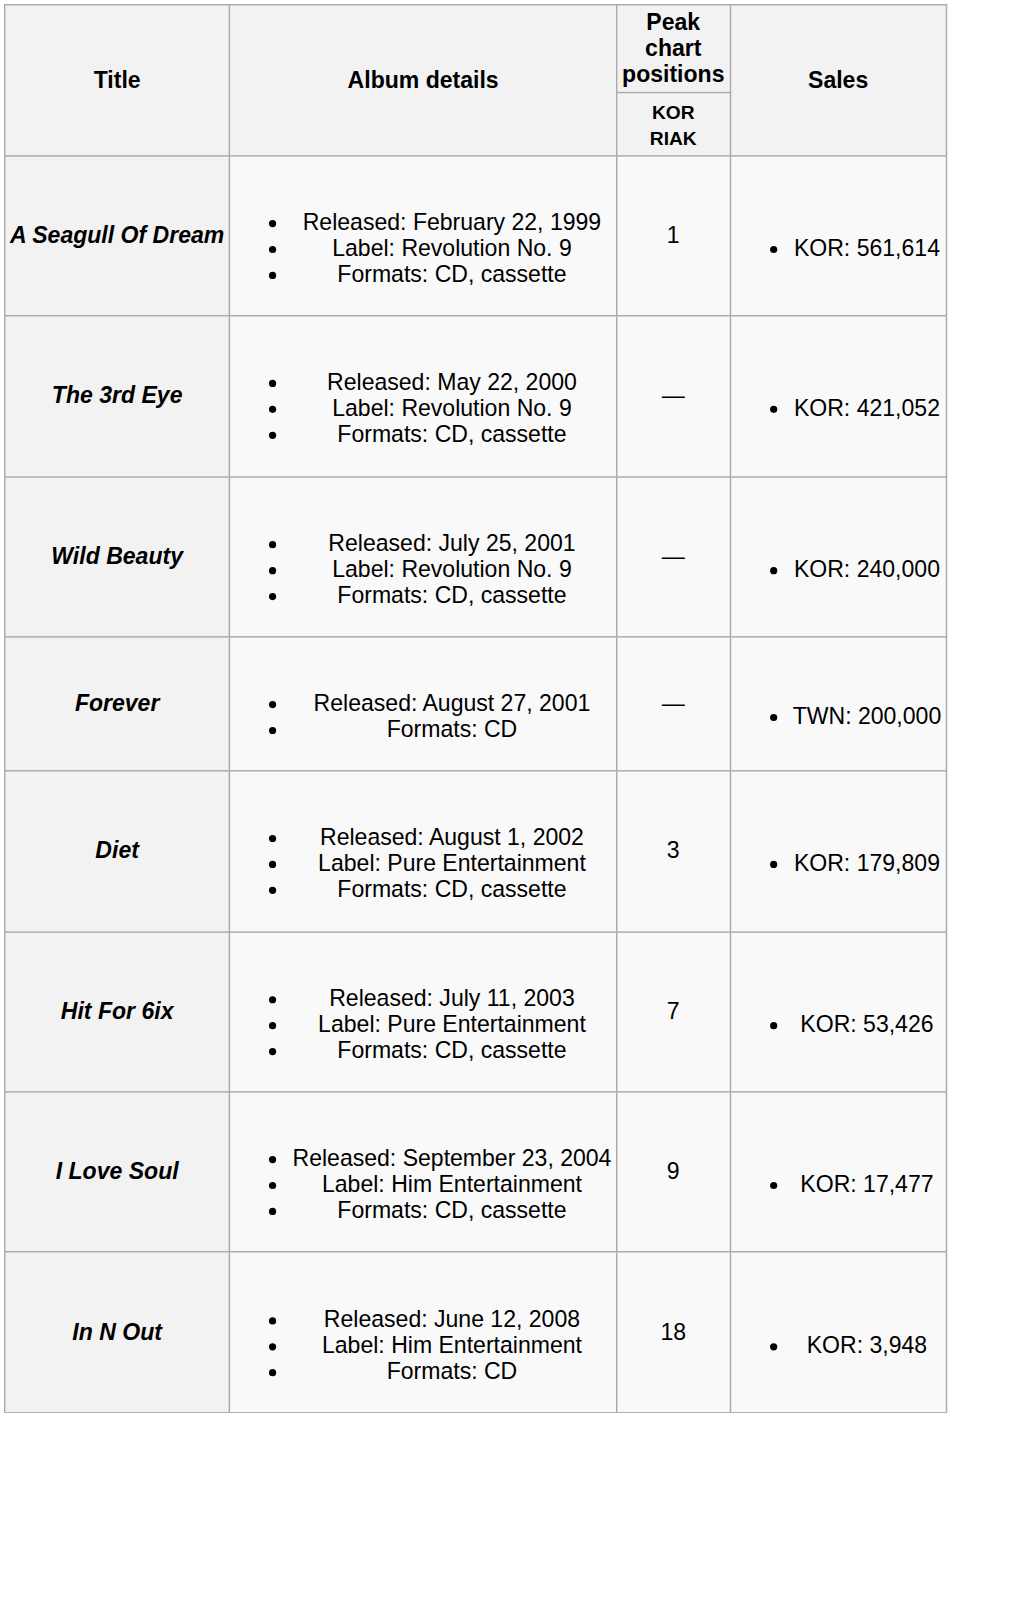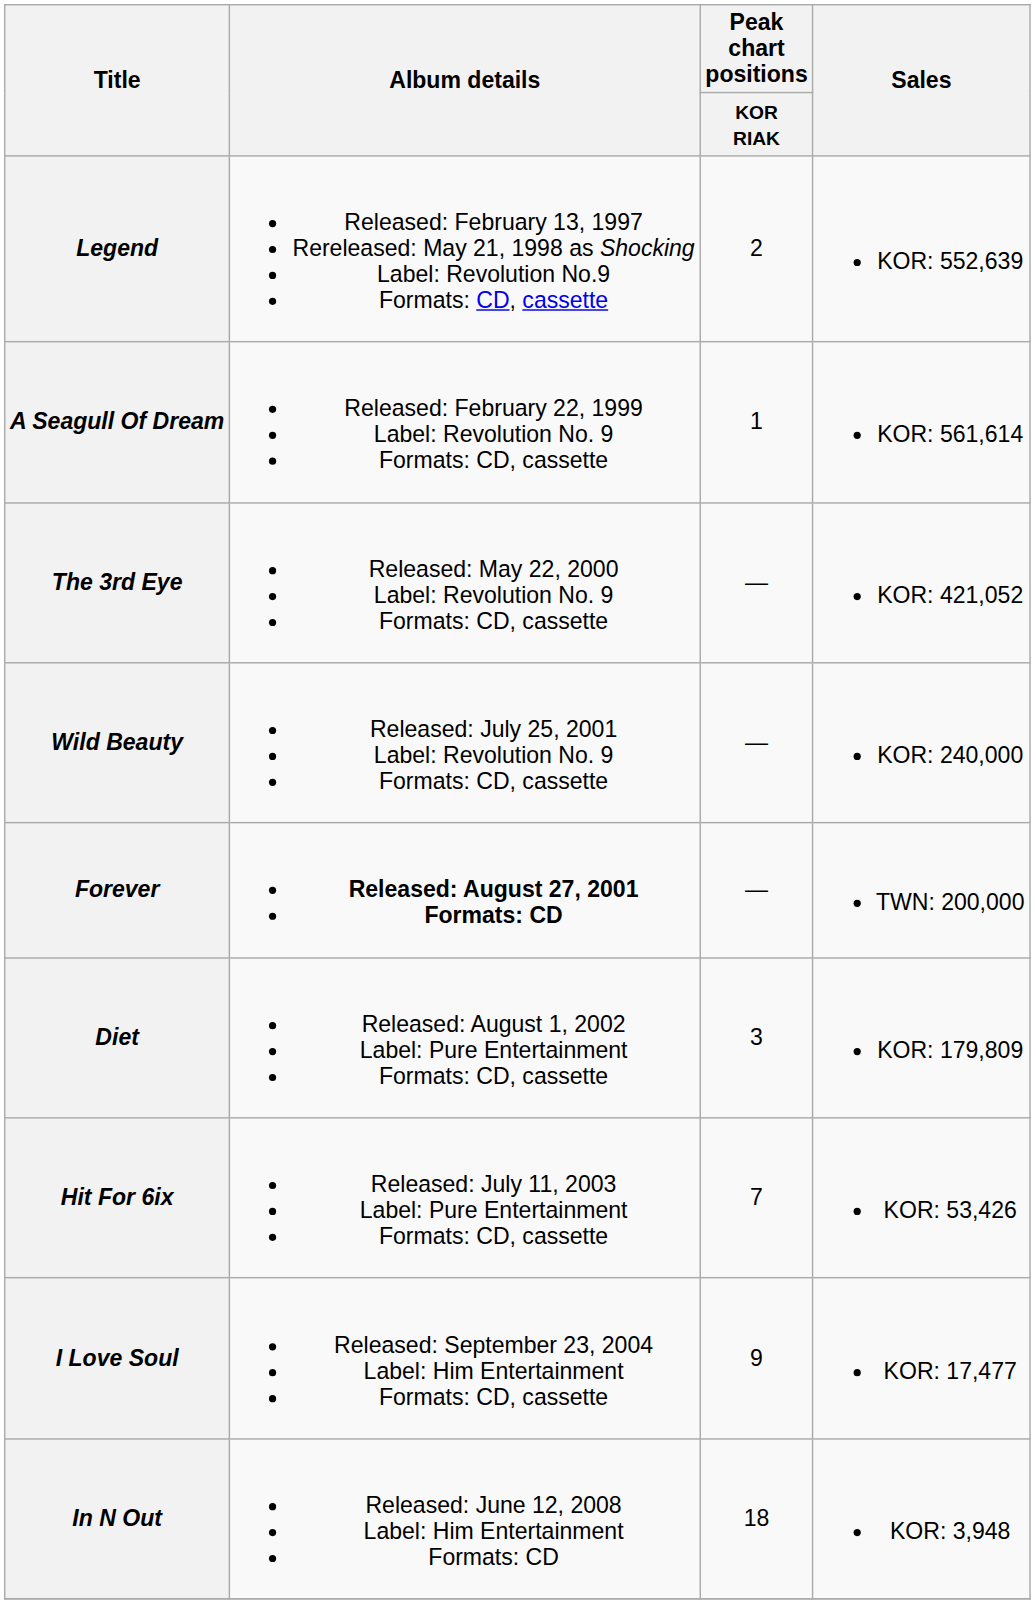+ row: (117, 248)
(423, 717) normal -> (465, 903) bold
